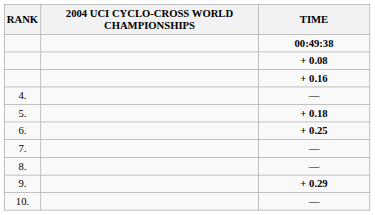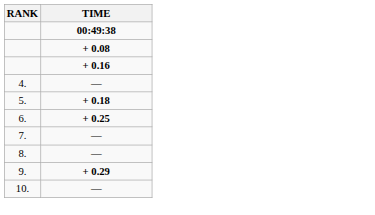- column: (149, 19)
